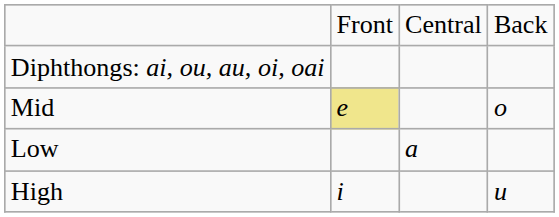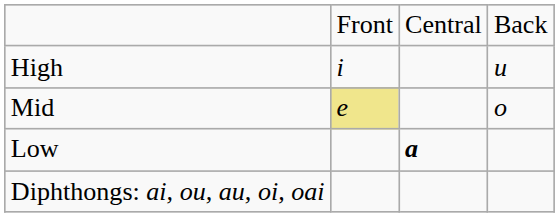rows swapped: (37, 190) <-> (168, 66)
(412, 149) normal -> (412, 149) bold
